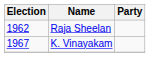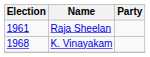(18, 28) 1962 -> (18, 28) 1961
(18, 44) 1967 -> (18, 44) 1968
